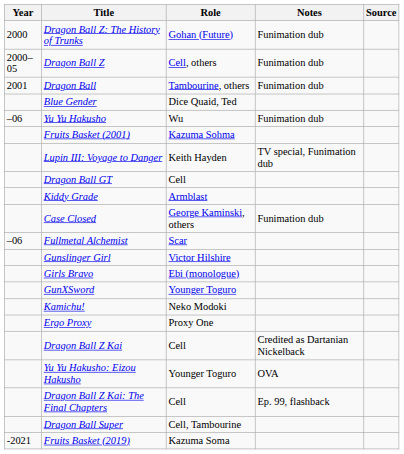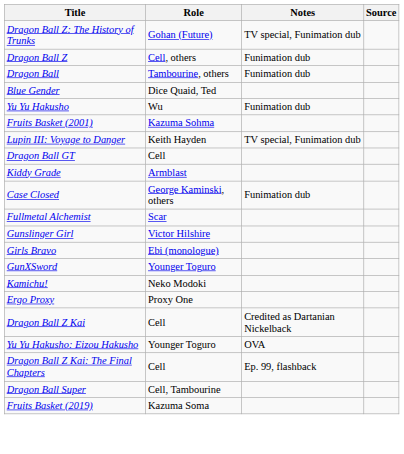- column: (23, 12)
(291, 35) Funimation dub -> (302, 35) TV special, Funimation dub
